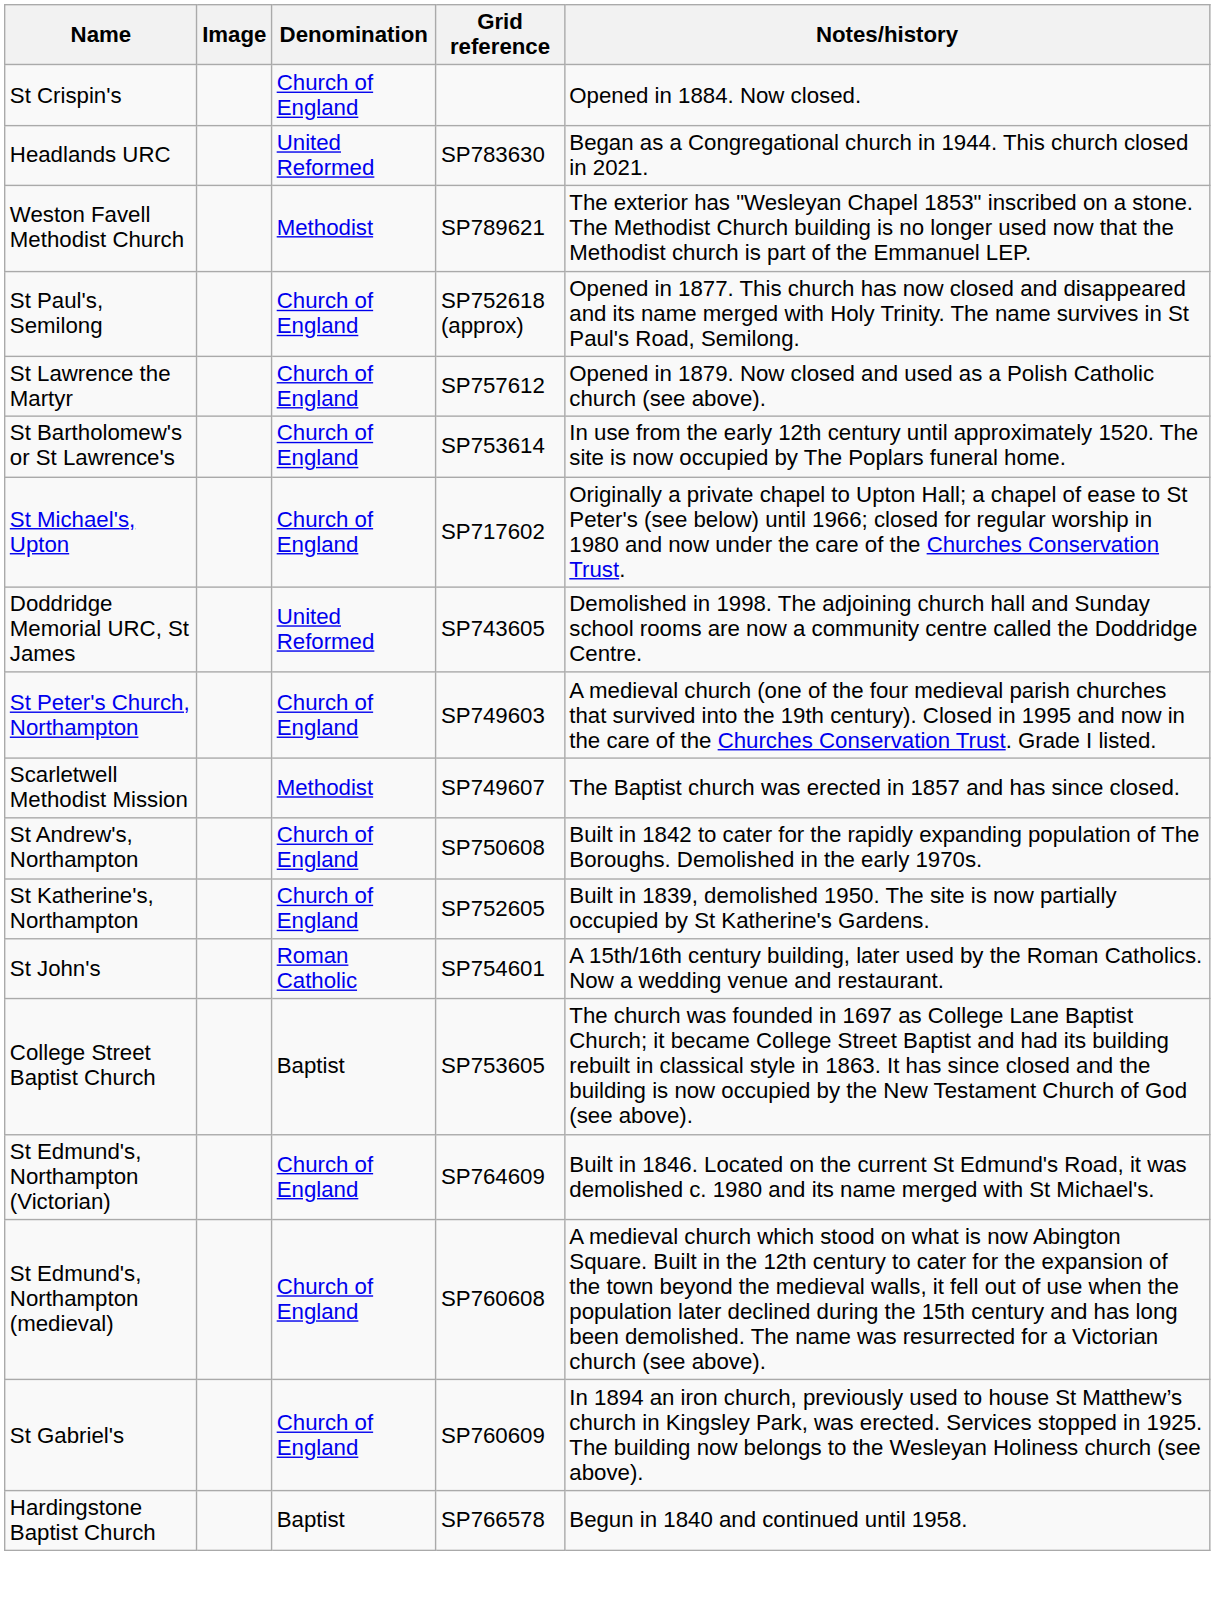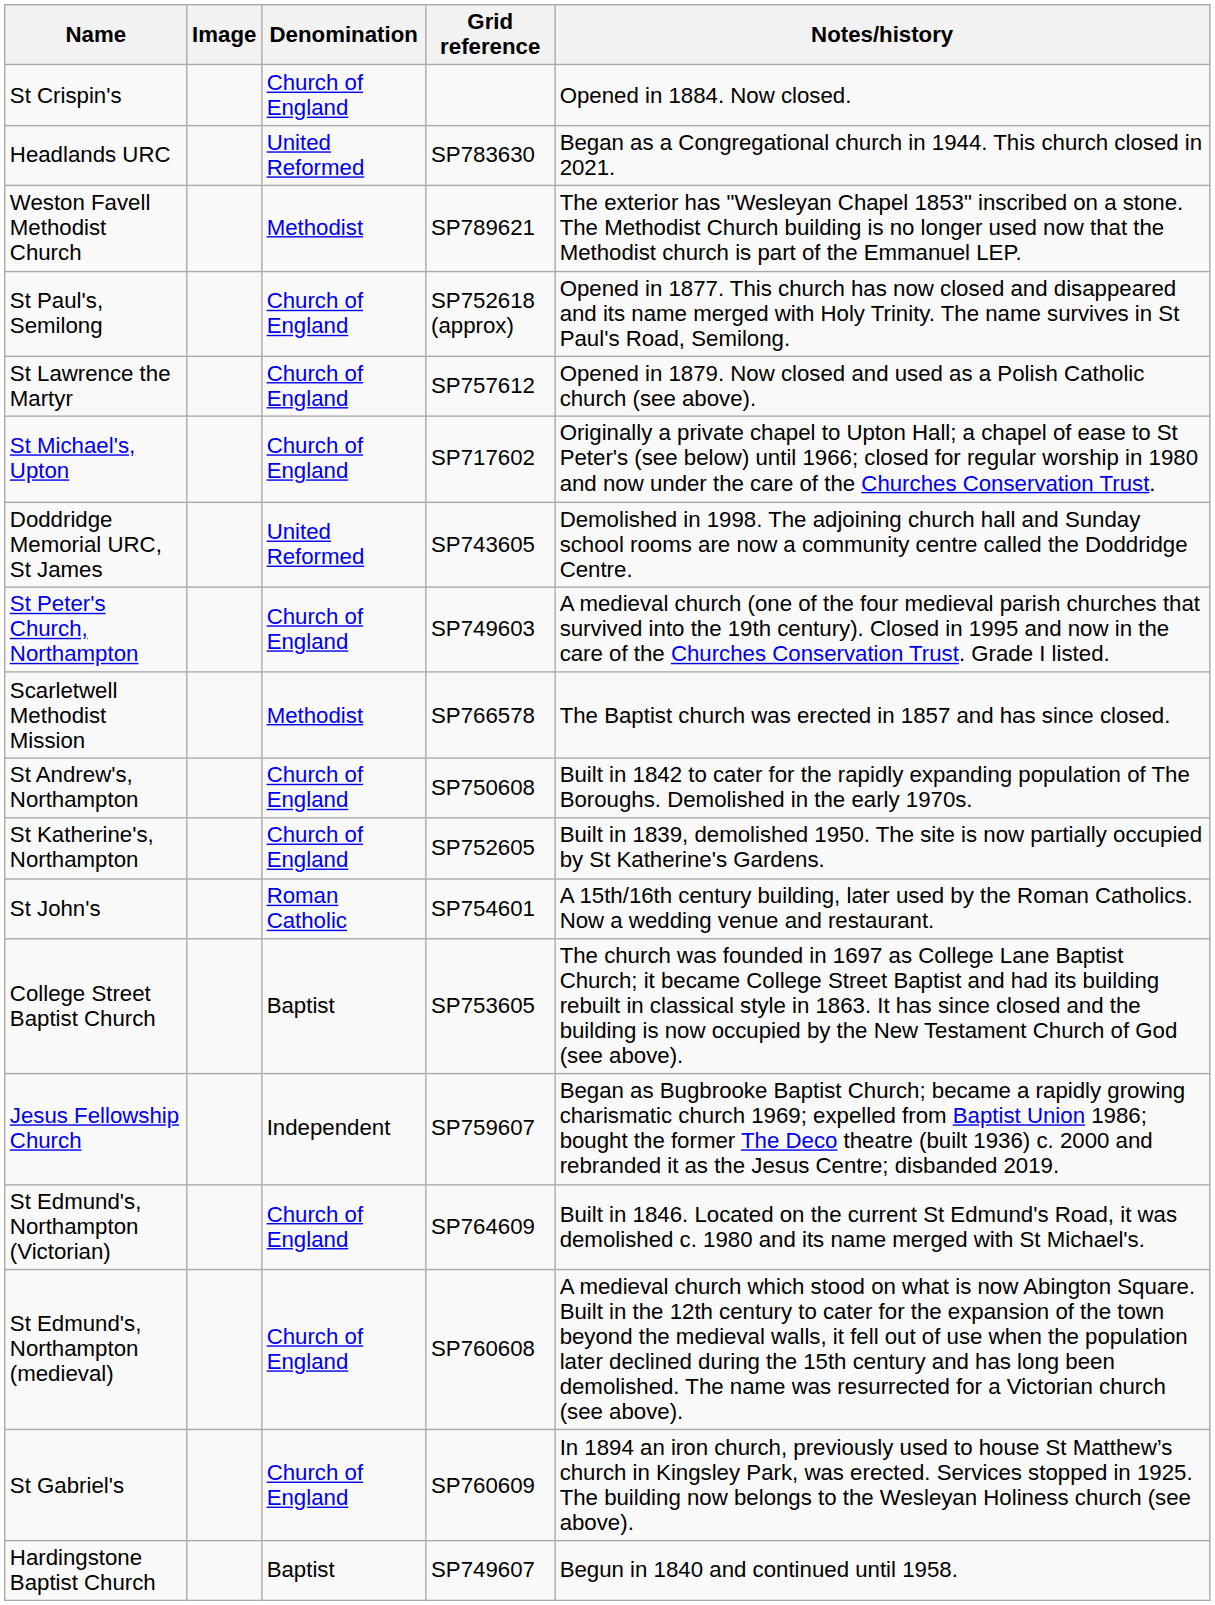- row: (96, 446)
(493, 787) SP749607 -> (483, 714) SP766578
+ row: (94, 1128)
(493, 1520) SP766578 -> (483, 1570) SP749607
